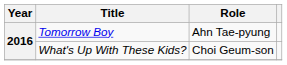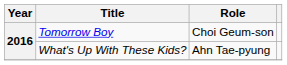(231, 32) Ahn Tae-pyung -> (233, 32) Choi Geum-son
(233, 50) Choi Geum-son -> (231, 50) Ahn Tae-pyung
